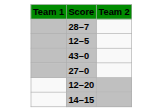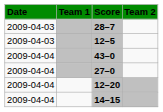+ column: (17, 12)
